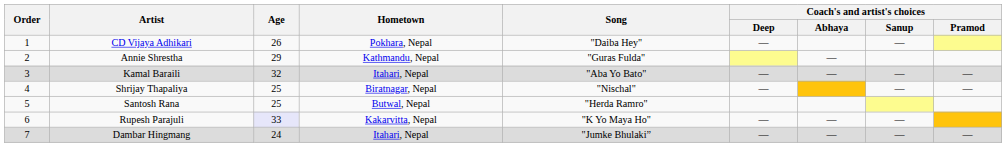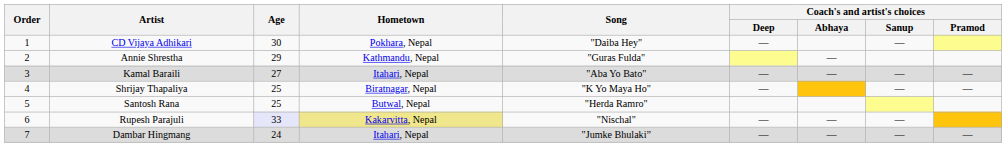(276, 43) 26 -> (276, 43) 30
(276, 73) 32 -> (276, 73) 27
(616, 89) "Nischal" -> (616, 89) "K Yo Maya Ho"
(401, 119) no background -> (401, 119) khaki background
(616, 119) "K Yo Maya Ho" -> (616, 119) "Nischal"
